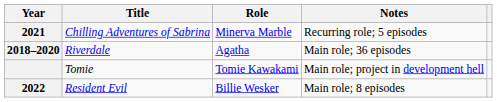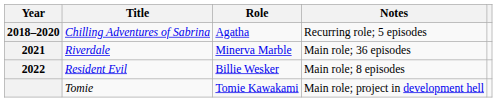(33, 32) 2021 -> (33, 32) 2018–2020
(254, 32) Minerva Marble -> (232, 32) Agatha
(33, 50) 2018–2020 -> (33, 50) 2021
(232, 50) Agatha -> (254, 50) Minerva Marble
rows swapped: (96, 87) <-> (79, 69)
